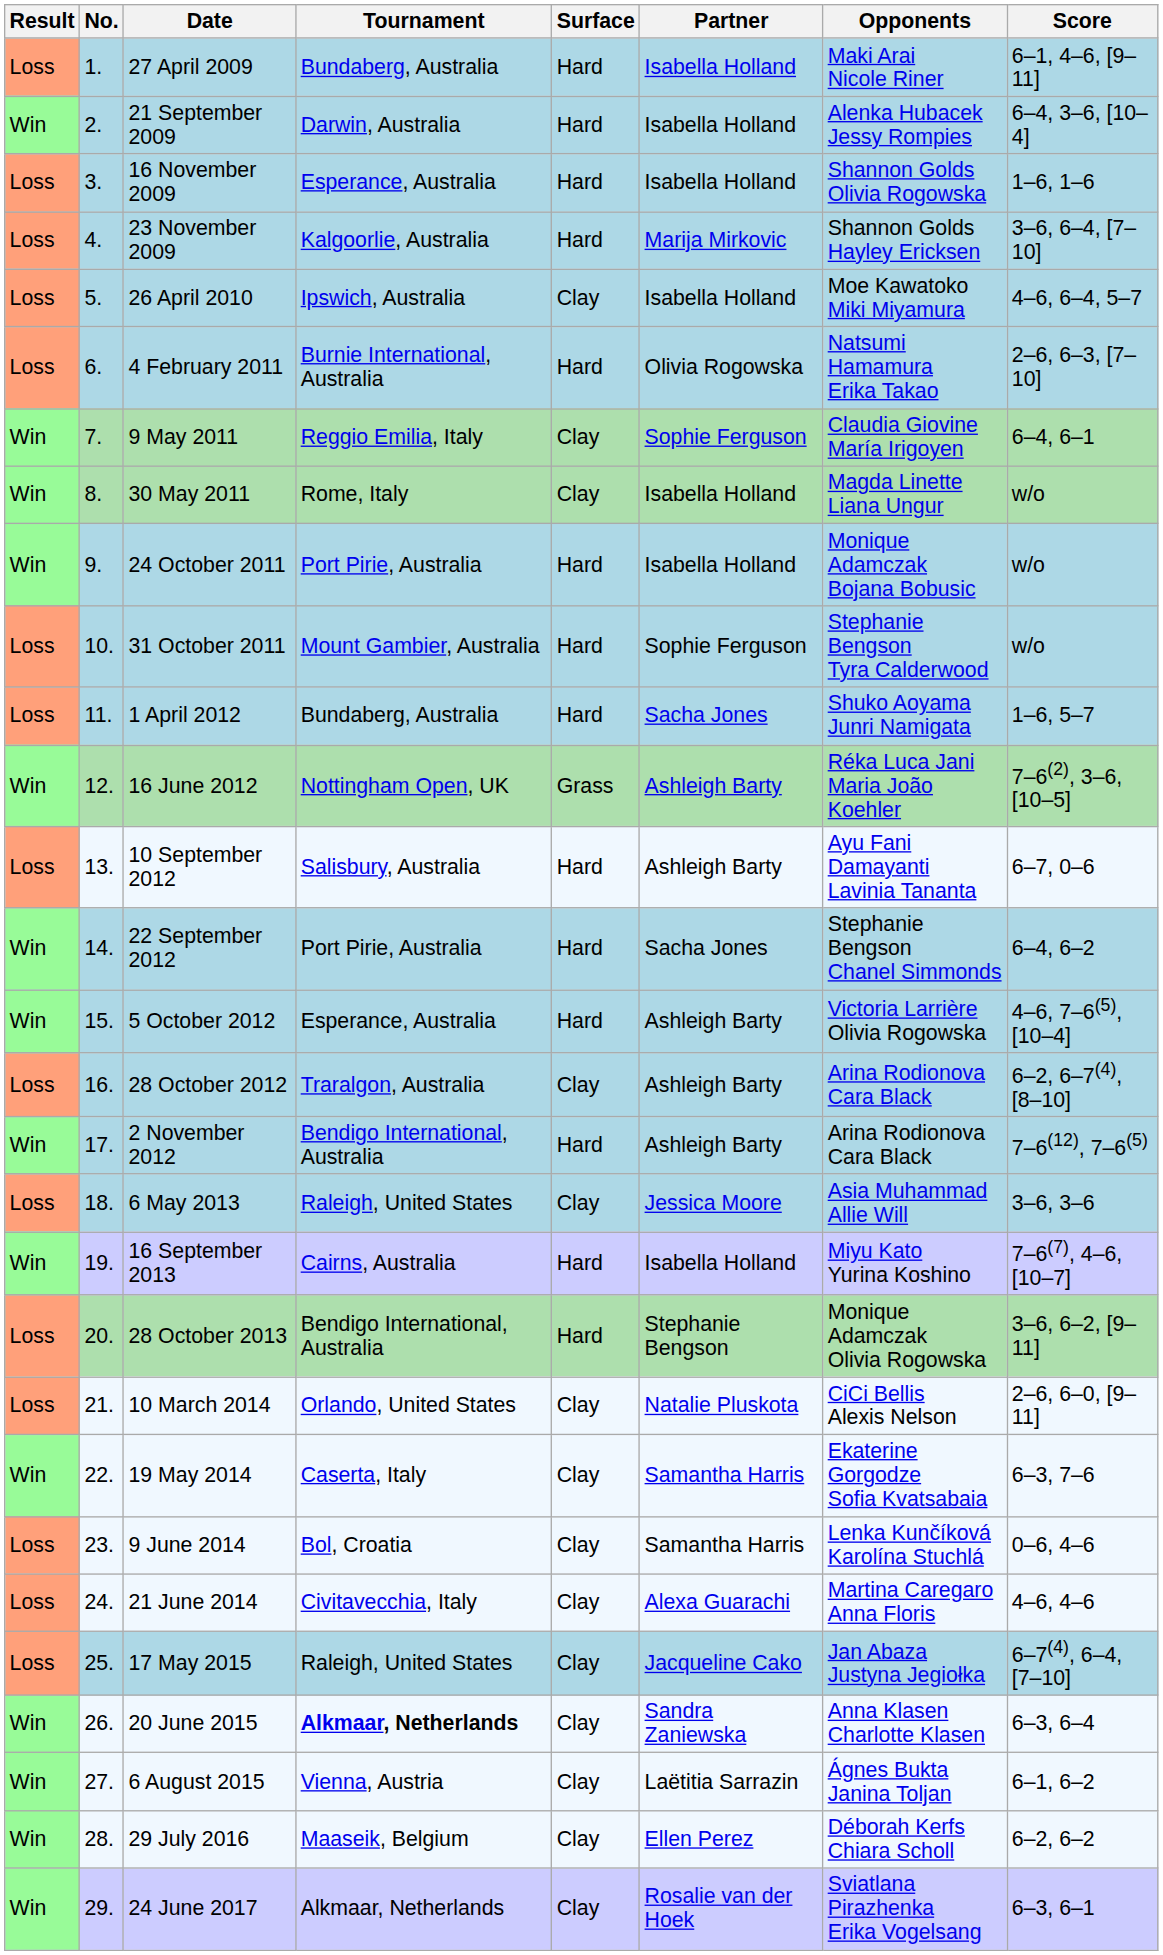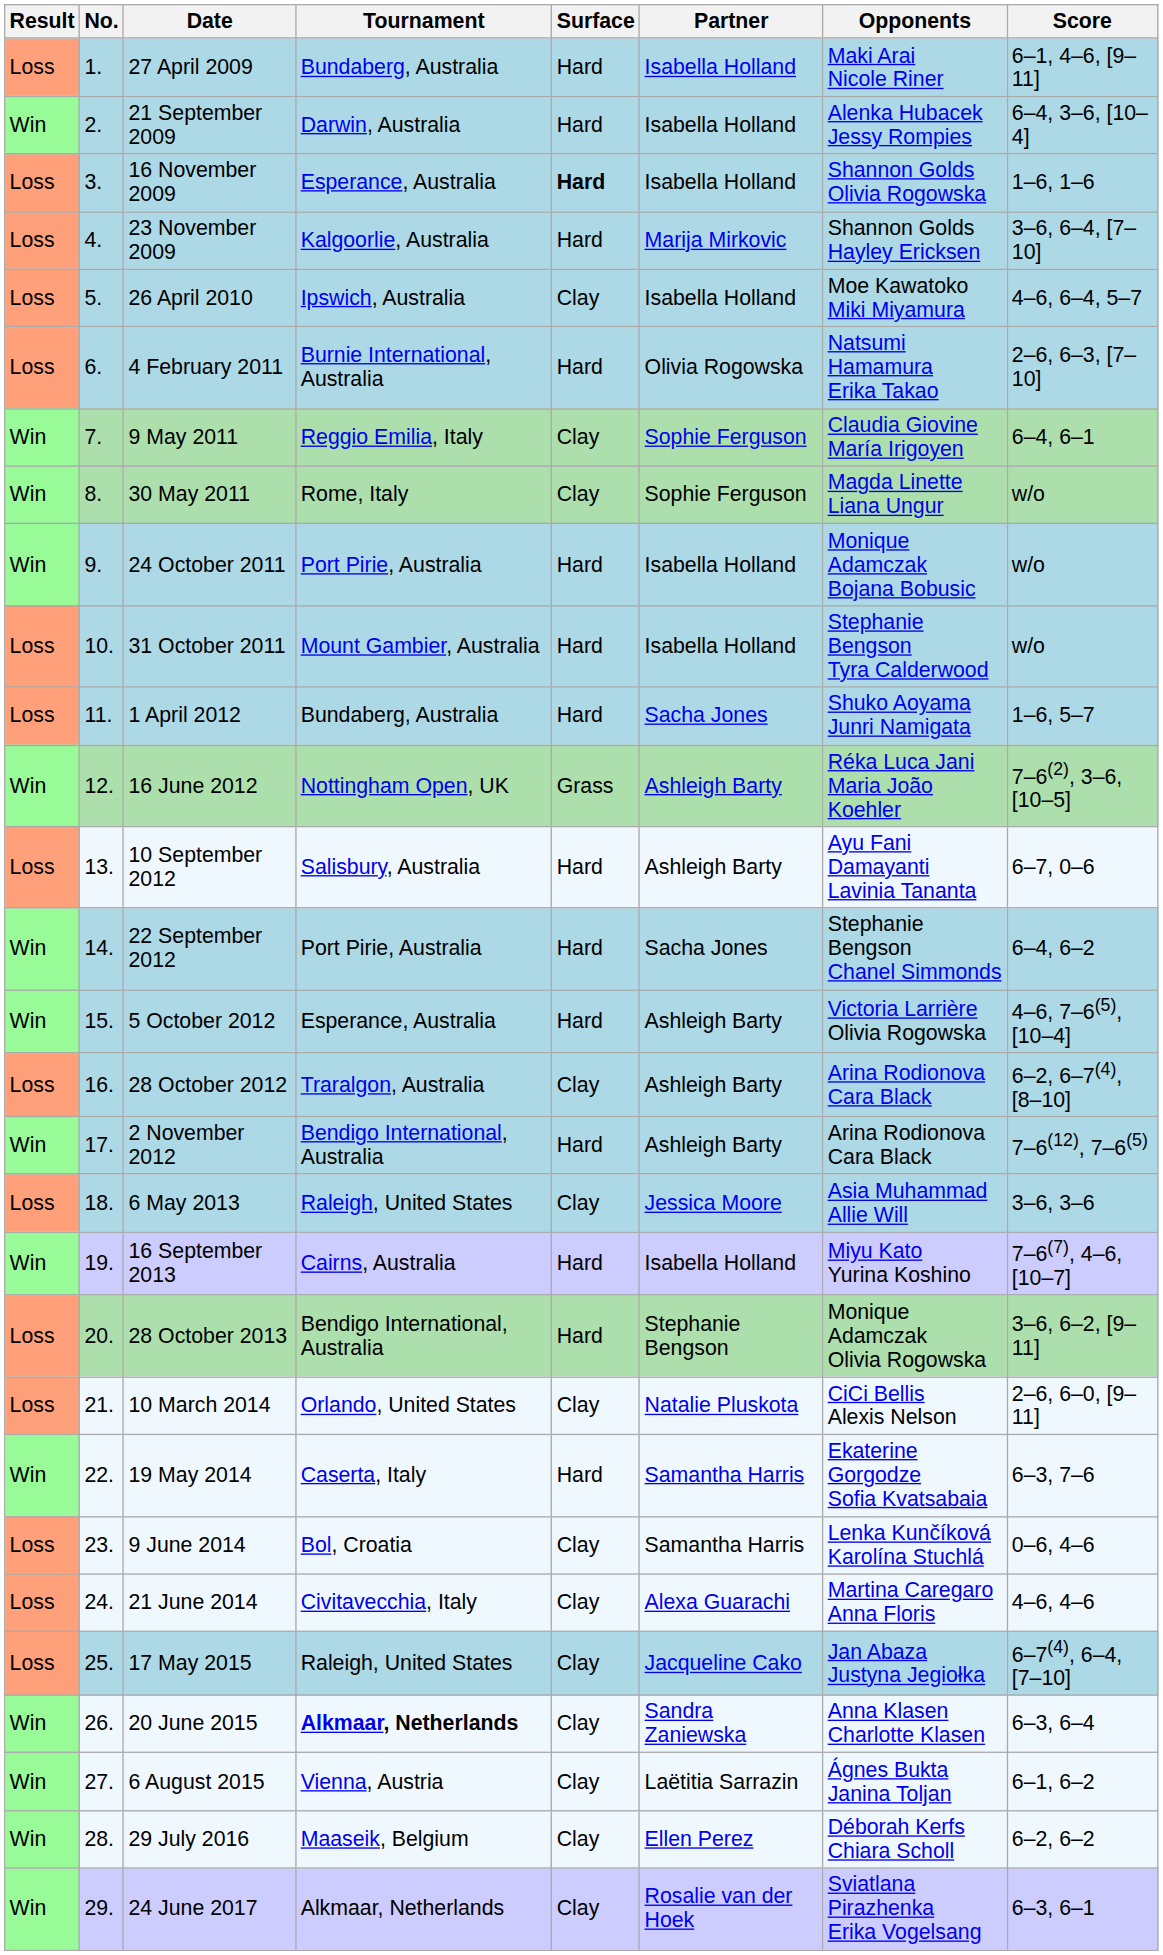(580, 182) normal -> (581, 182) bold
(720, 494) Isabella Holland -> (726, 494) Sophie Ferguson
(726, 646) Sophie Ferguson -> (720, 646) Isabella Holland
(578, 1475) Clay -> (580, 1475) Hard
